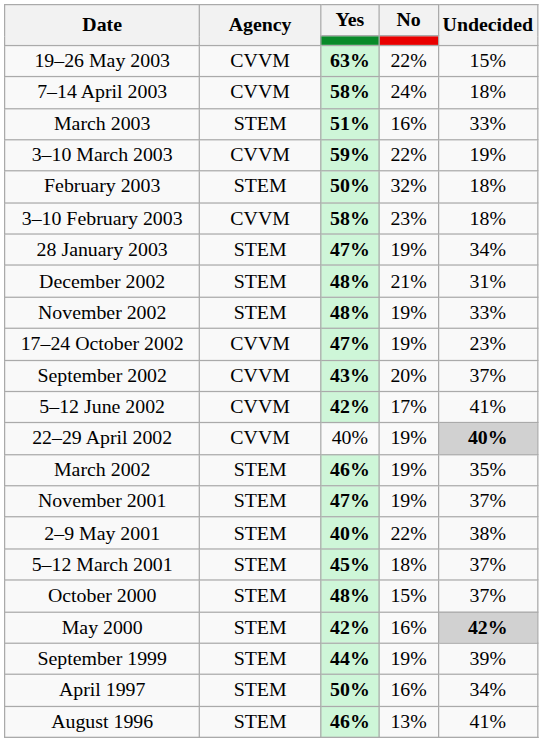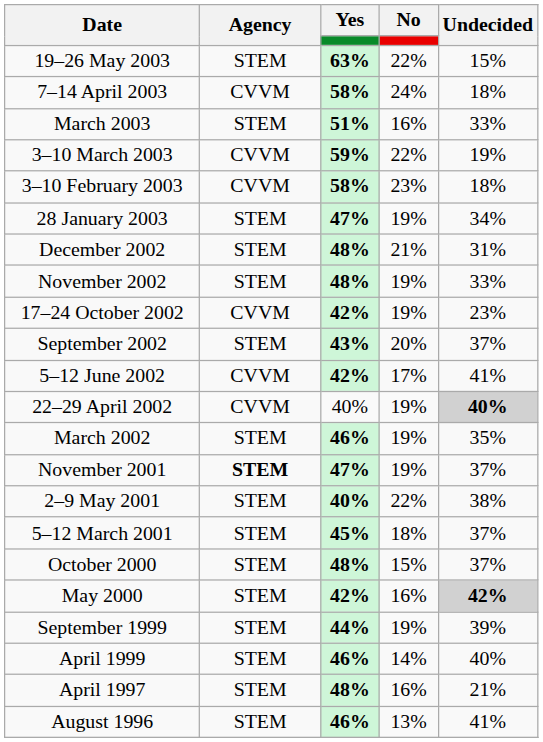(260, 60) CVVM -> (260, 60) STEM
- row: (102, 186)
(350, 344) 47% -> (350, 312) 42%
(260, 375) CVVM -> (260, 344) STEM
(260, 501) normal -> (260, 469) bold
+ row: (102, 658)
(350, 690) 50% -> (350, 690) 48%
(488, 690) 34% -> (488, 690) 21%
